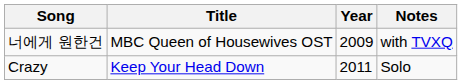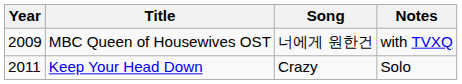columns swapped: (357, 16) <-> (56, 16)
